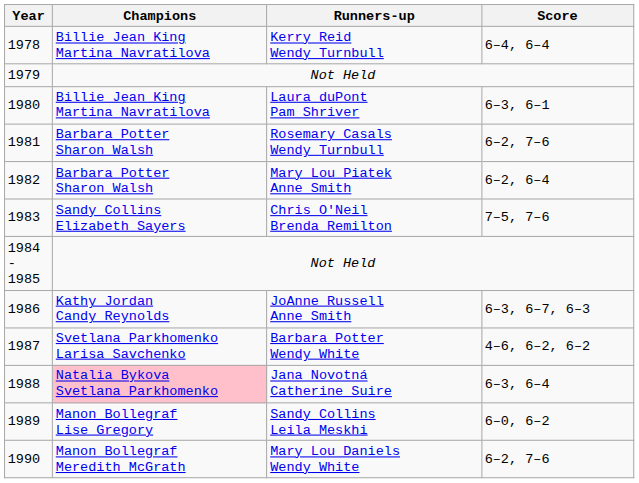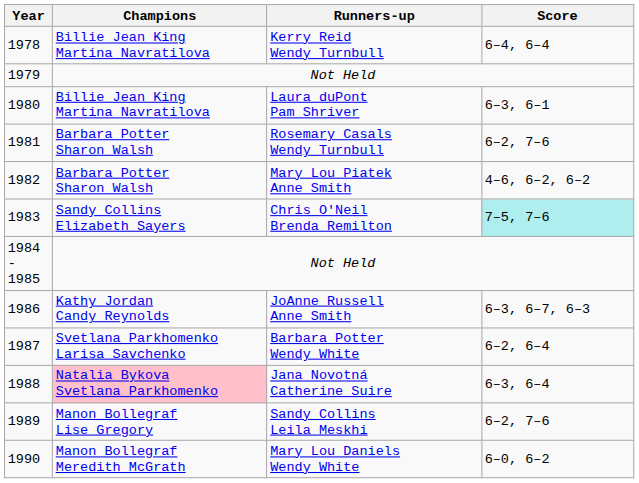(517, 180) 6–2, 6–4 -> (537, 180) 4–6, 6–2, 6–2
(517, 218) no background -> (517, 218) paleturquoise background
(537, 346) 4–6, 6–2, 6–2 -> (517, 346) 6–2, 6–4
(517, 422) 6–0, 6–2 -> (517, 422) 6–2, 7–6
(517, 459) 6–2, 7–6 -> (517, 459) 6–0, 6–2
